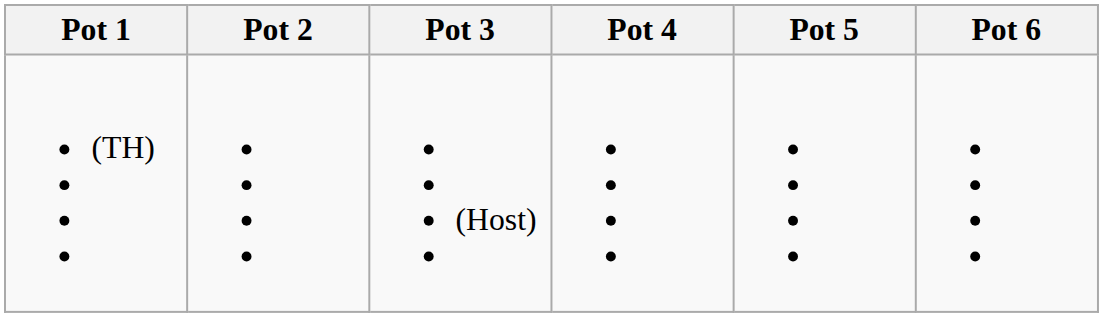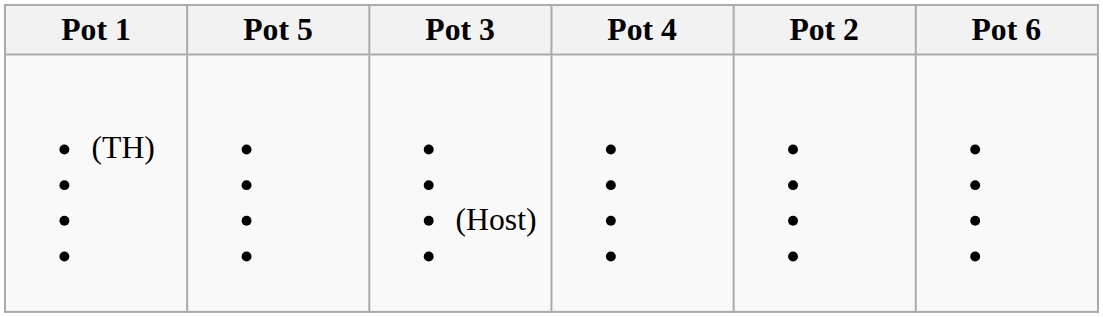columns swapped: (278, 29) <-> (824, 29)
